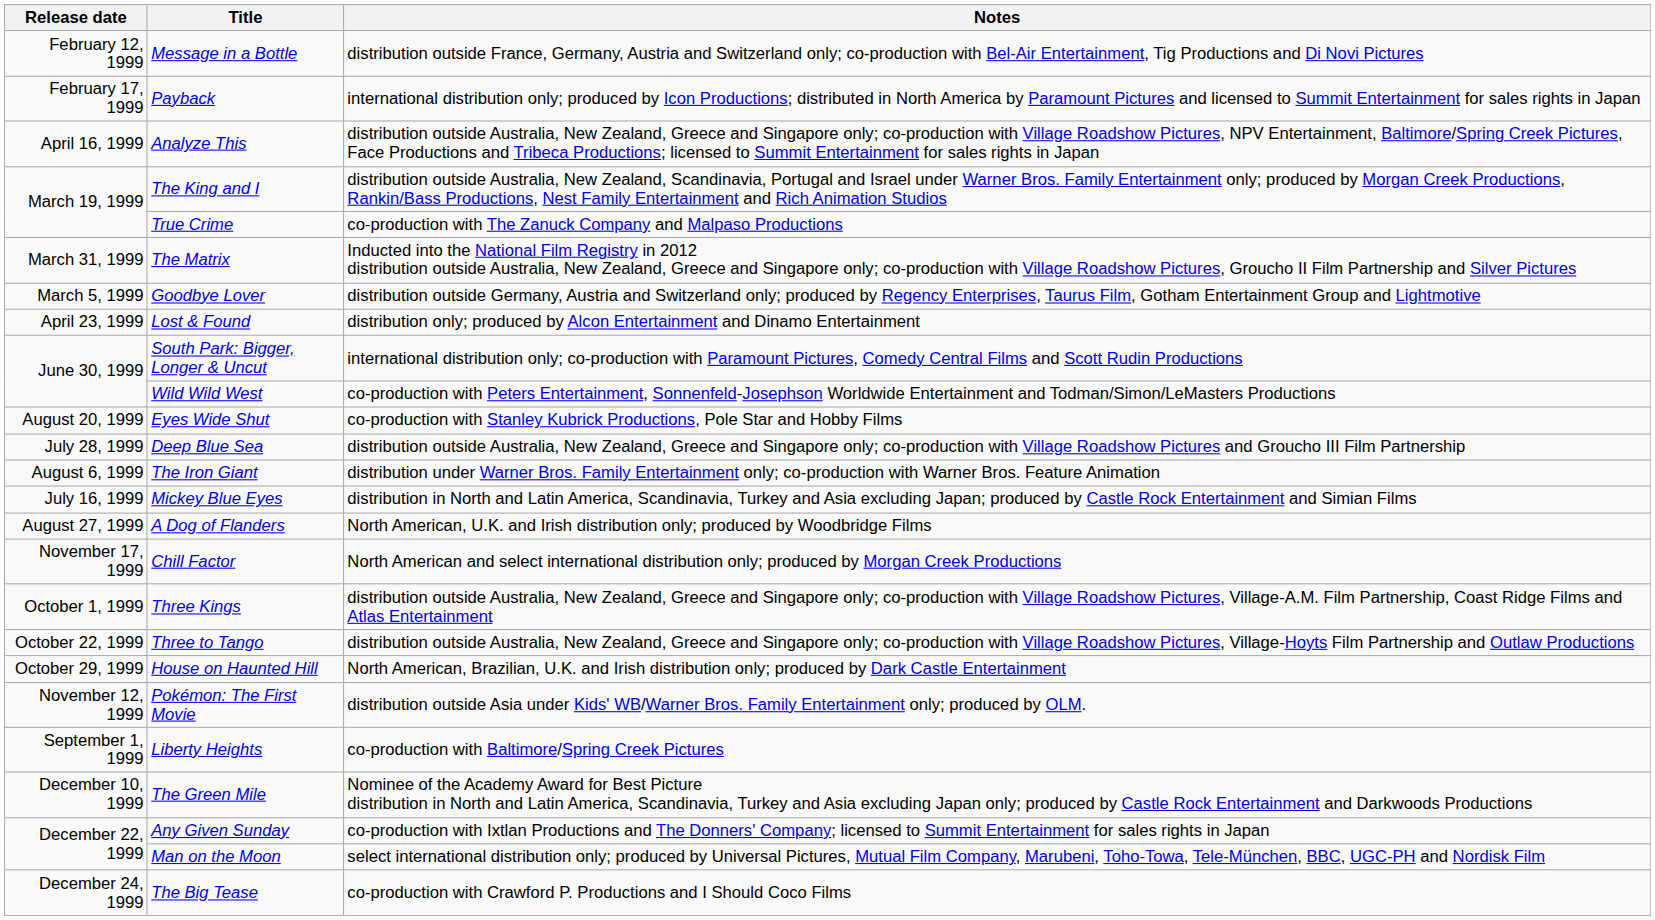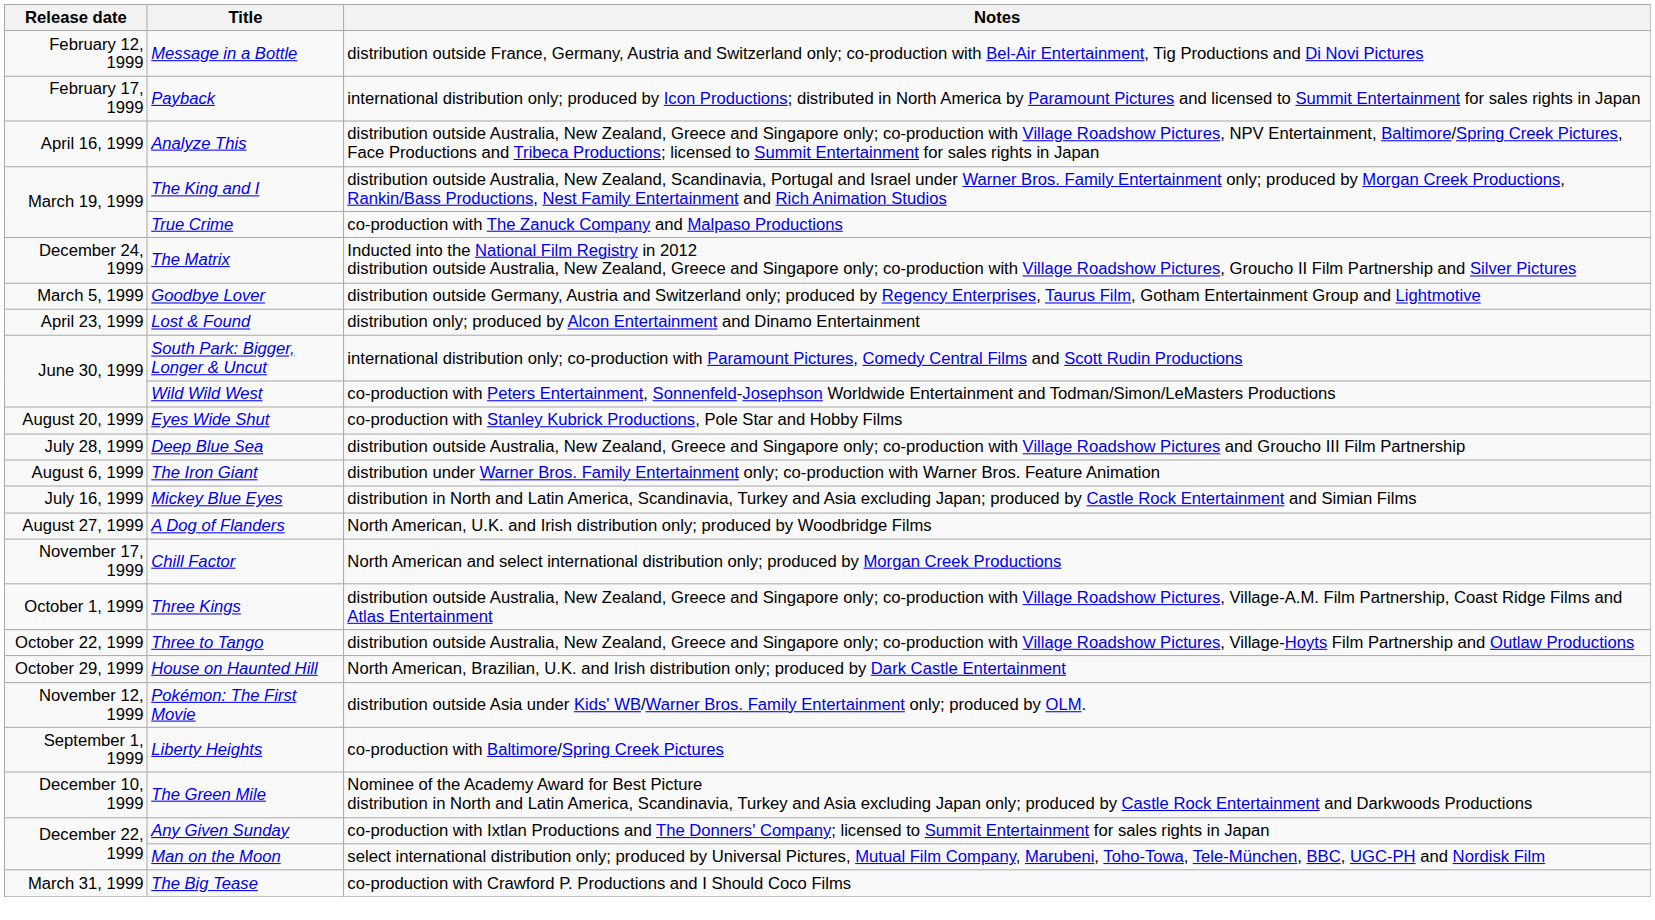(86, 260) March 31, 1999 -> (91, 260) December 24, 1999
(91, 892) December 24, 1999 -> (86, 883) March 31, 1999
